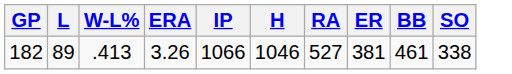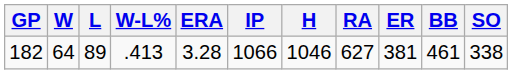+ column: (63, 20)
(170, 52) 3.26 -> (202, 52) 3.28
(326, 52) 527 -> (357, 52) 627
